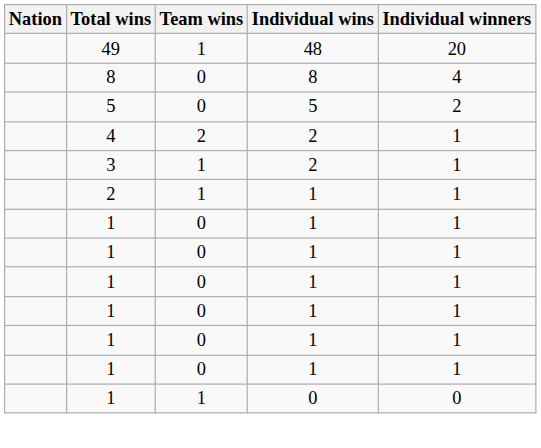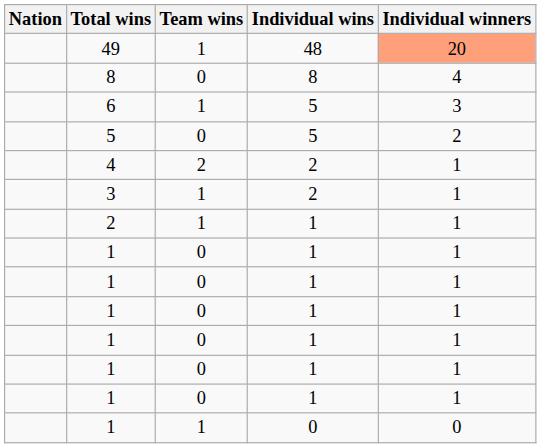(457, 48) no background -> (457, 48) lightsalmon background
+ row: (111, 106)
